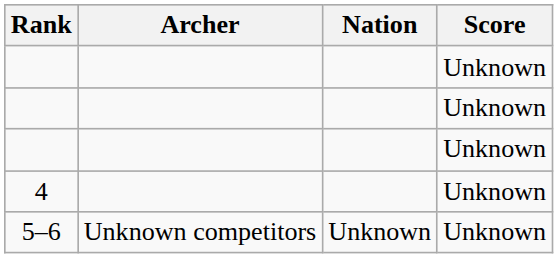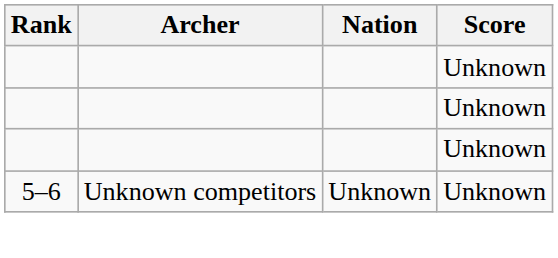- row: (41, 190)
